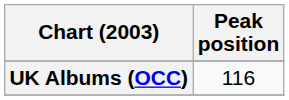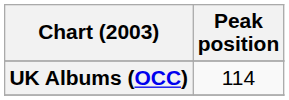(238, 77) 116 -> (238, 77) 114
